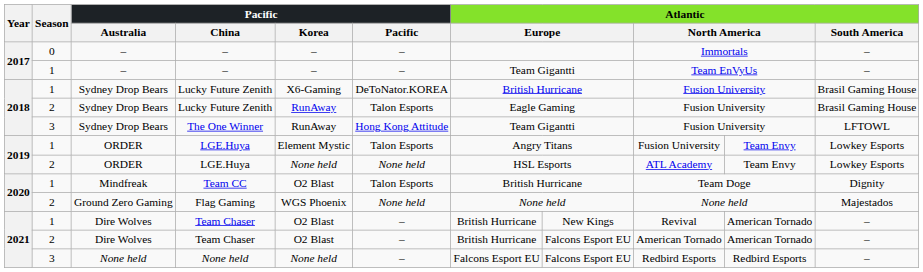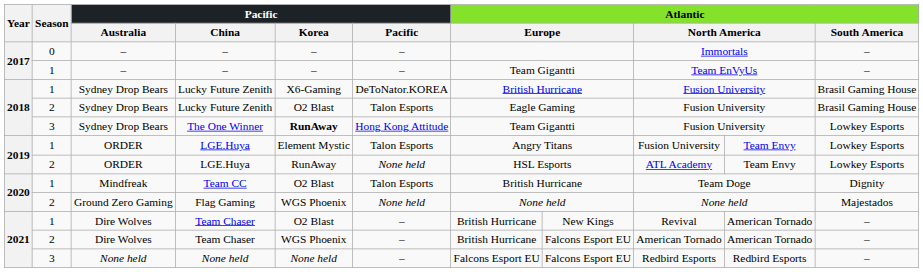(314, 108) RunAway -> (314, 108) O2 Blast
(314, 126) normal -> (314, 126) bold
(867, 126) LFTOWL -> (867, 126) Lowkey Esports
(314, 164) None held -> (314, 164) RunAway
(314, 239) O2 Blast -> (314, 239) WGS Phoenix
